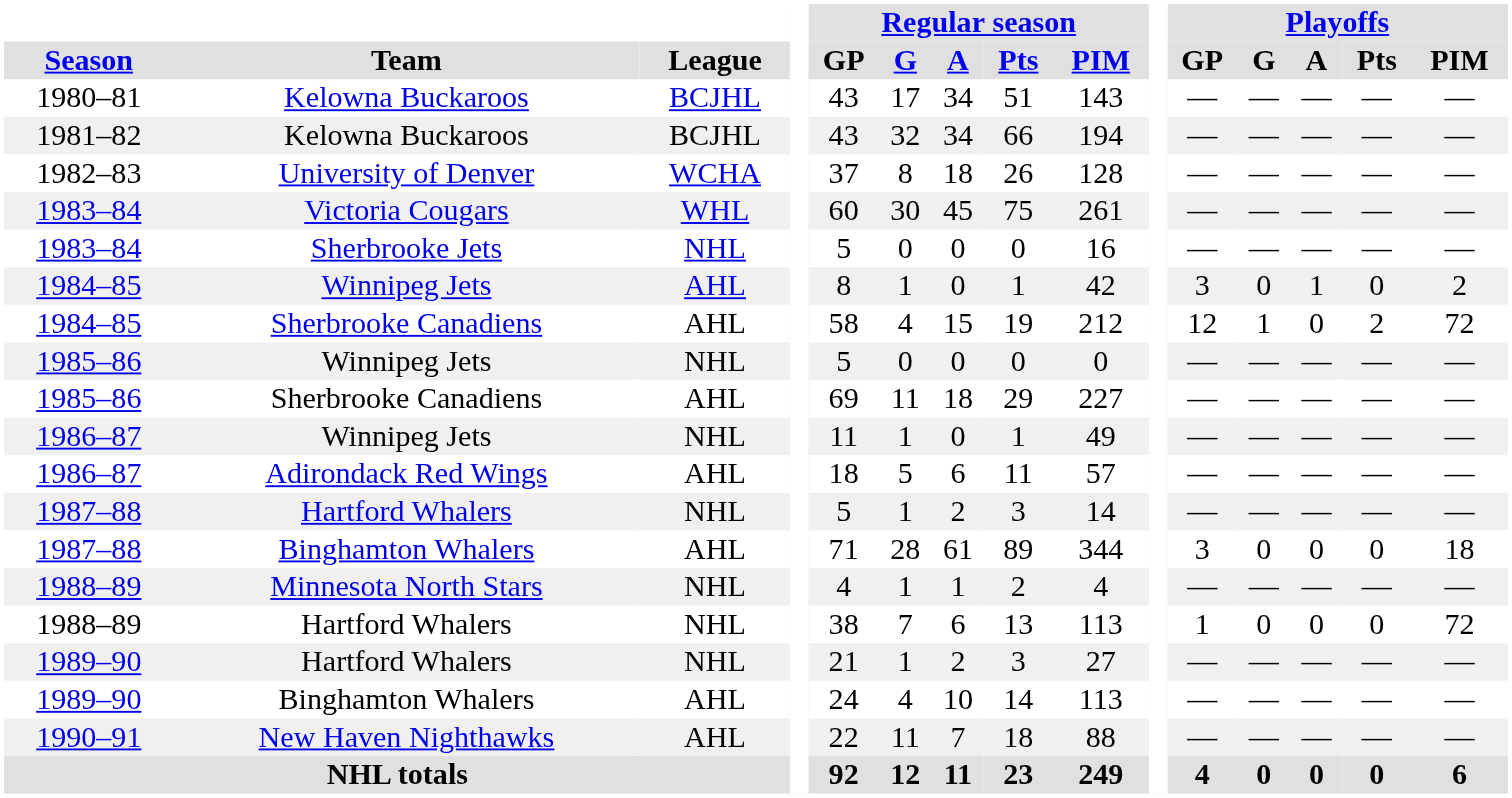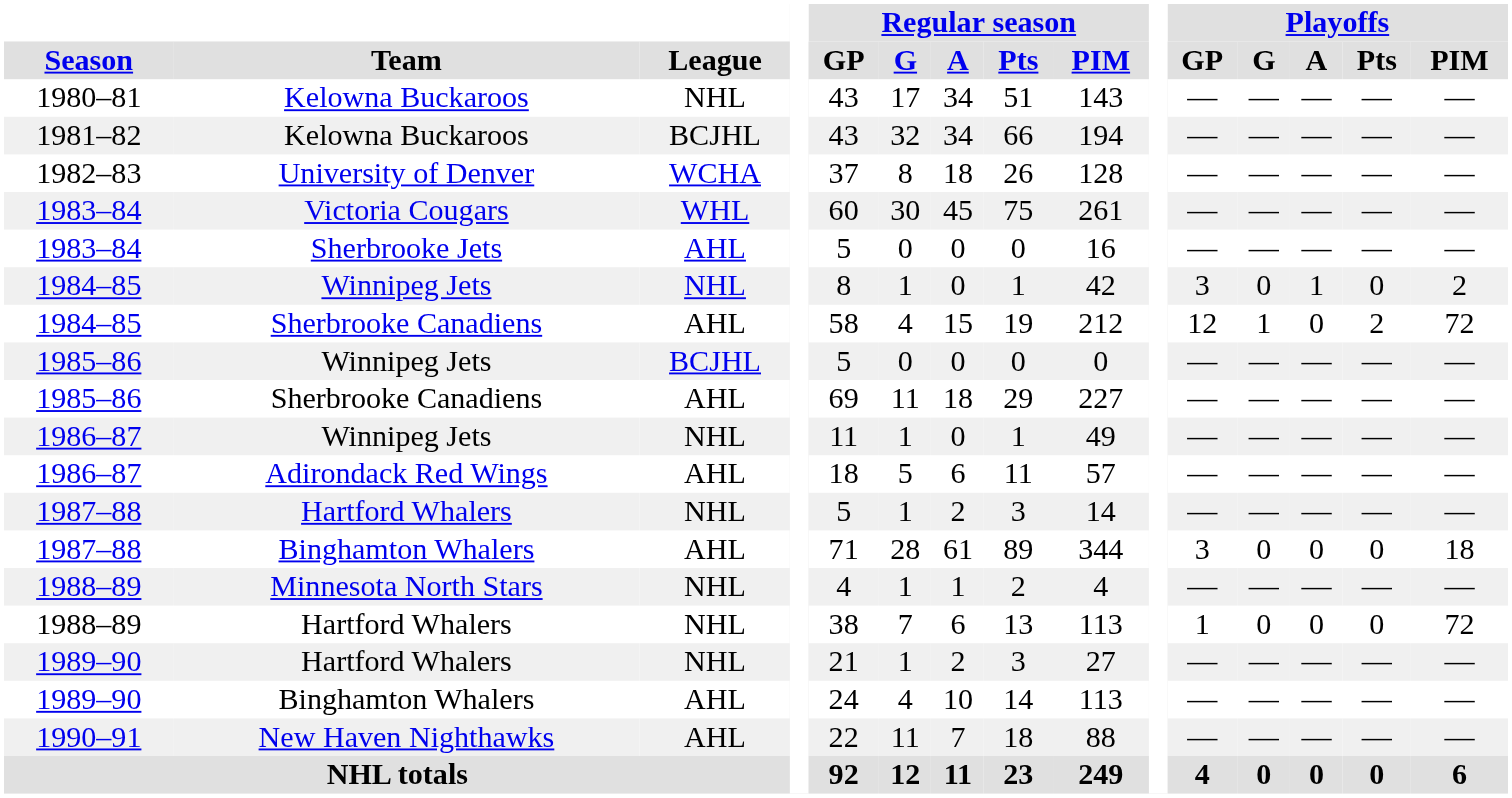(715, 97) BCJHL -> (715, 97) NHL
(715, 247) NHL -> (715, 247) AHL
(715, 285) AHL -> (715, 285) NHL
(715, 360) NHL -> (715, 360) BCJHL
